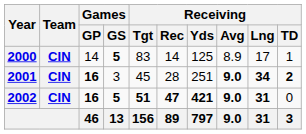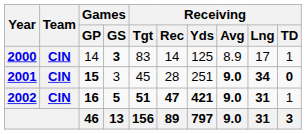(117, 56) 5 -> (117, 56) 3
(91, 77) 16 -> (91, 77) 15
(289, 77) 2 -> (289, 77) 0
(289, 98) 0 -> (289, 98) 1
